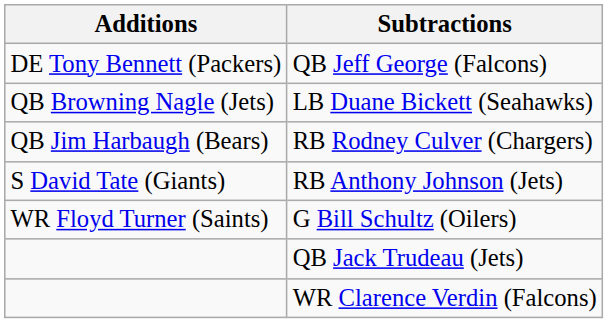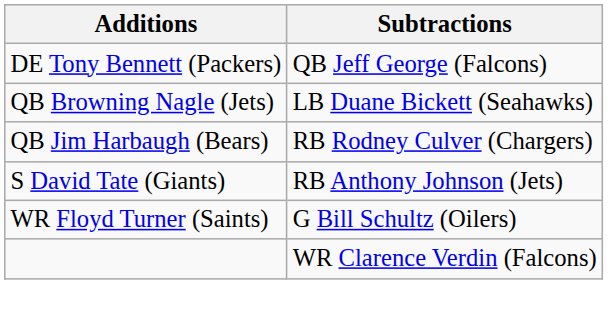- row: (408, 258)
